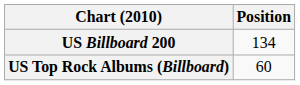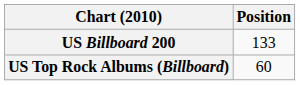(264, 42) 134 -> (264, 42) 133
